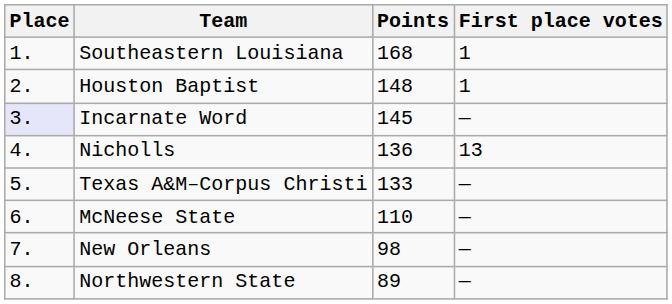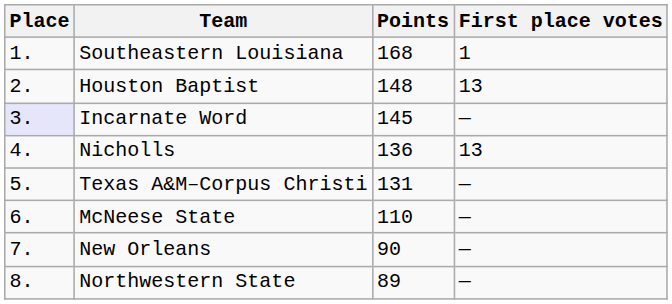(465, 86) 1 -> (471, 86) 13
(395, 184) 133 -> (395, 184) 131
(389, 249) 98 -> (389, 249) 90
